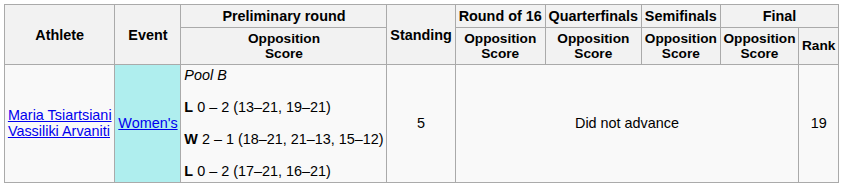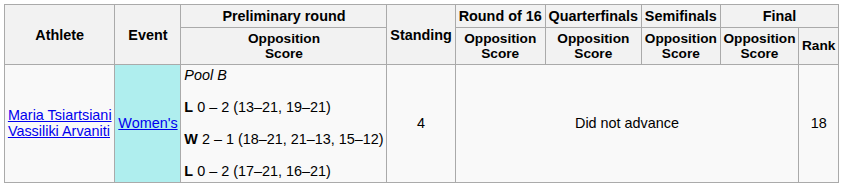(421, 123) 5 -> (421, 123) 4
(819, 123) 19 -> (819, 123) 18
